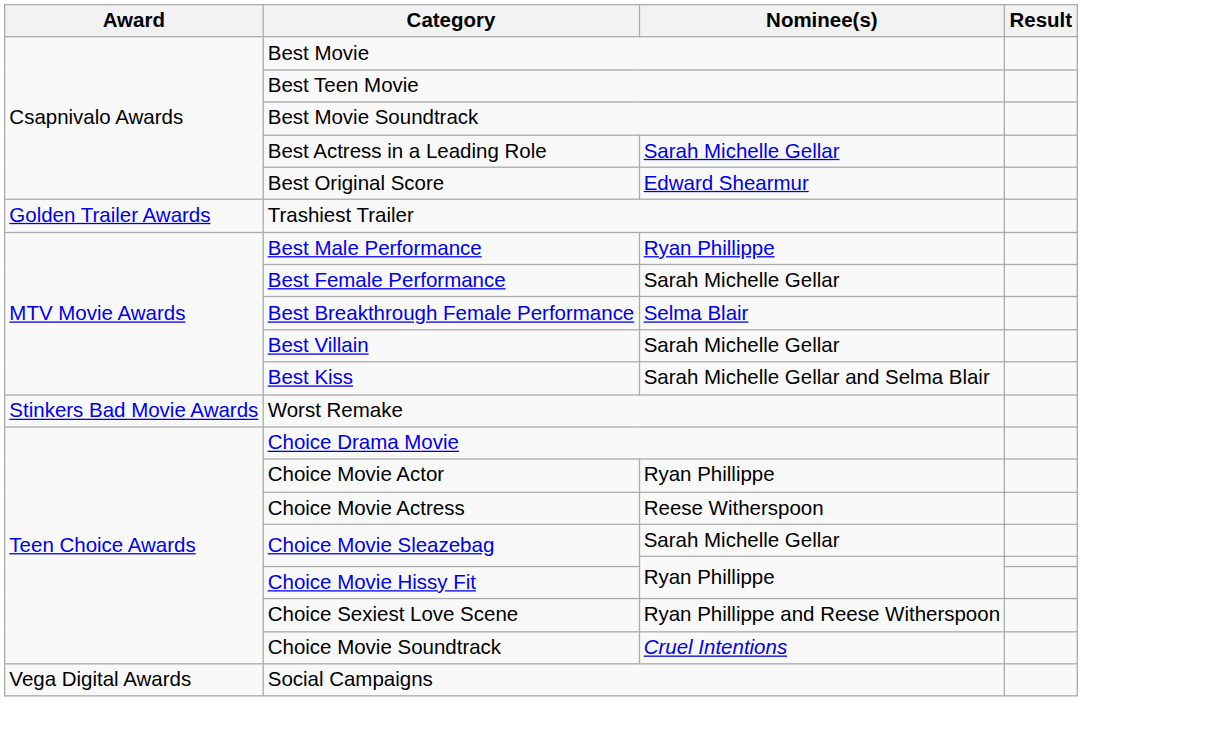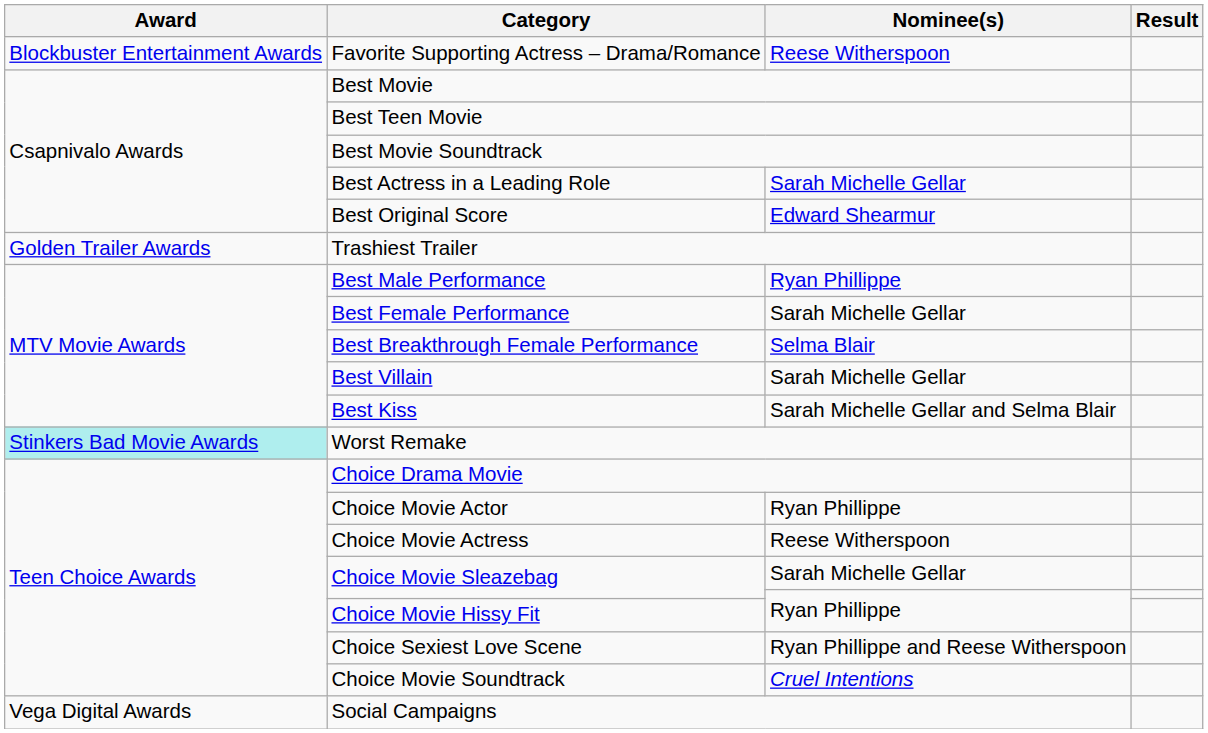+ row: (546, 53)
(134, 410) no background -> (134, 442) paleturquoise background
